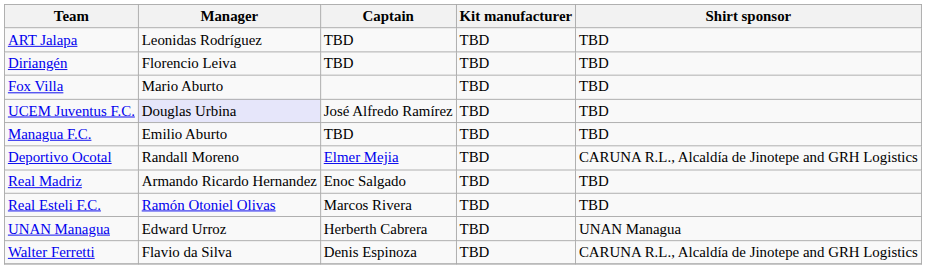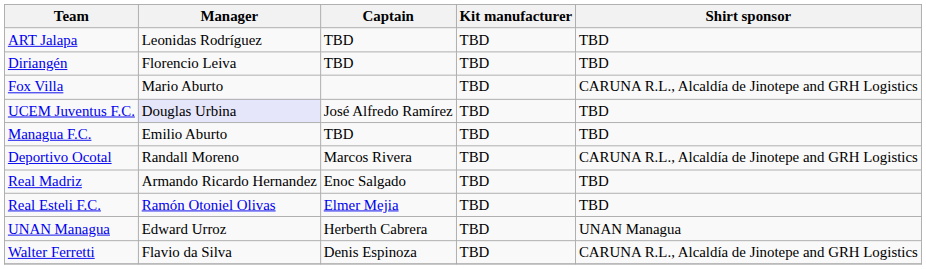(594, 87) TBD -> (748, 87) CARUNA R.L., Alcaldía de Jinotepe and GRH Logistics
(361, 157) Elmer Mejia -> (368, 157) Marcos Rivera
(368, 205) Marcos Rivera -> (361, 205) Elmer Mejia
